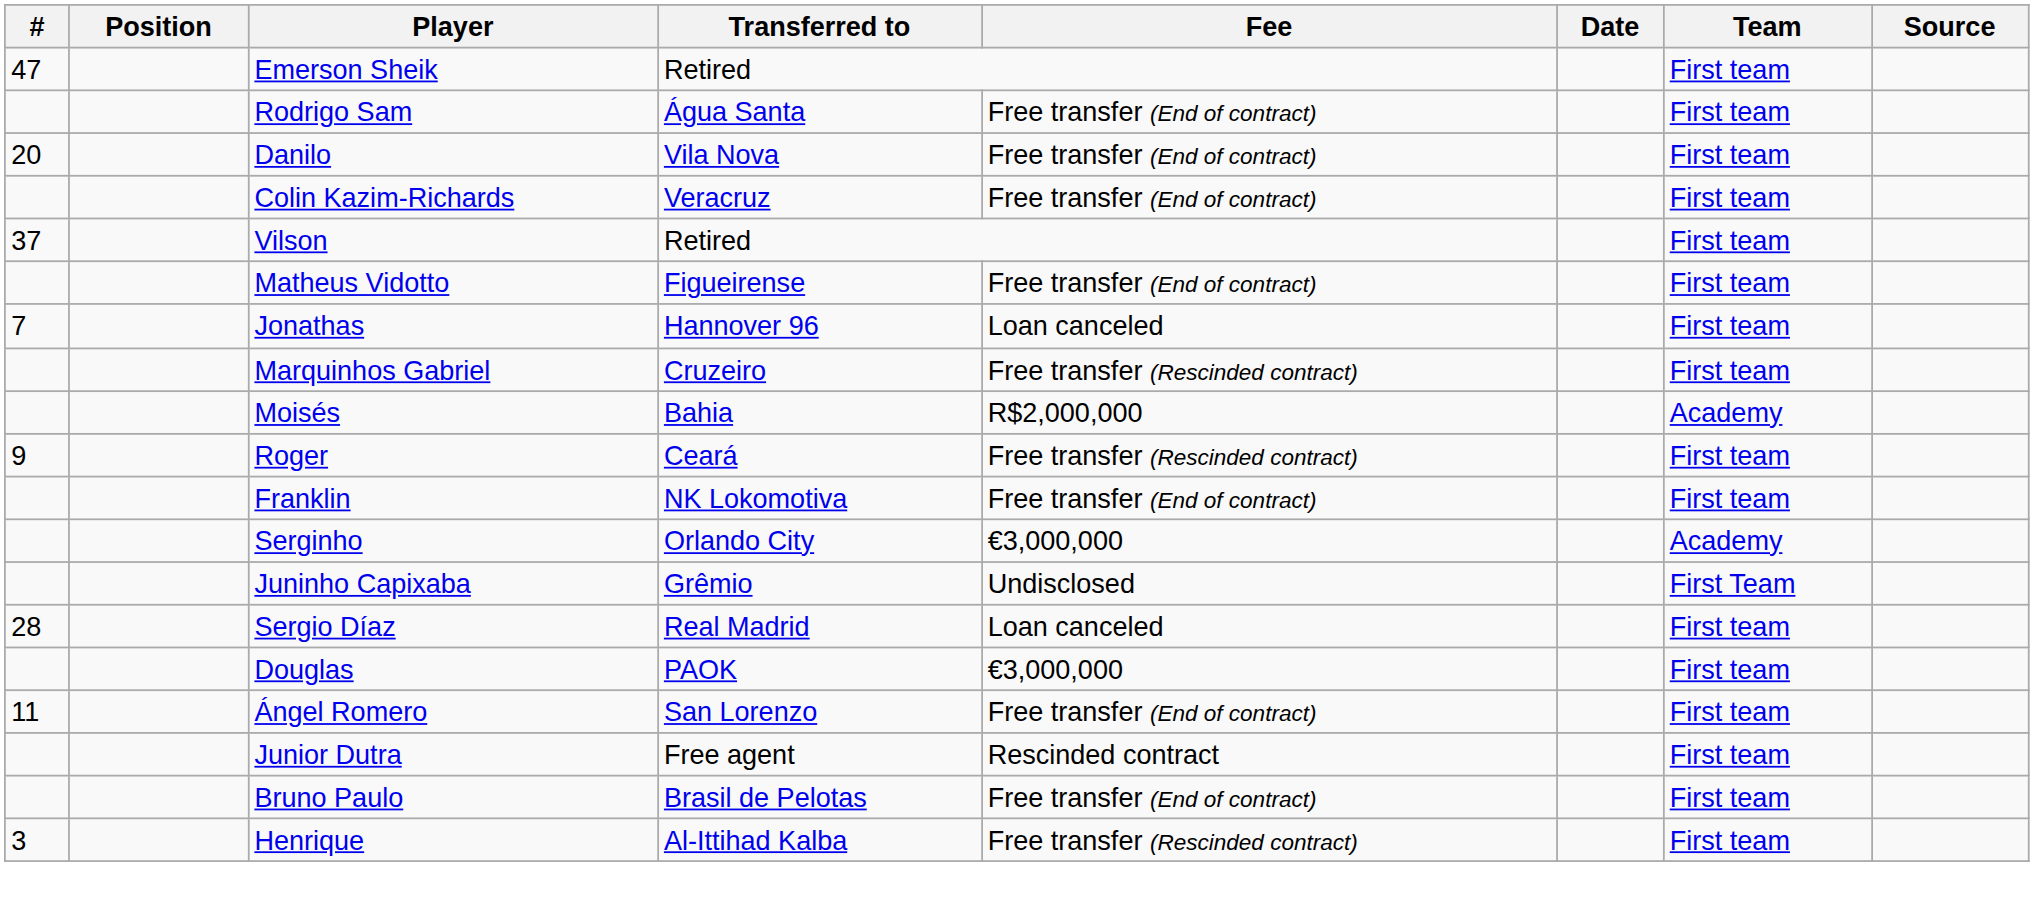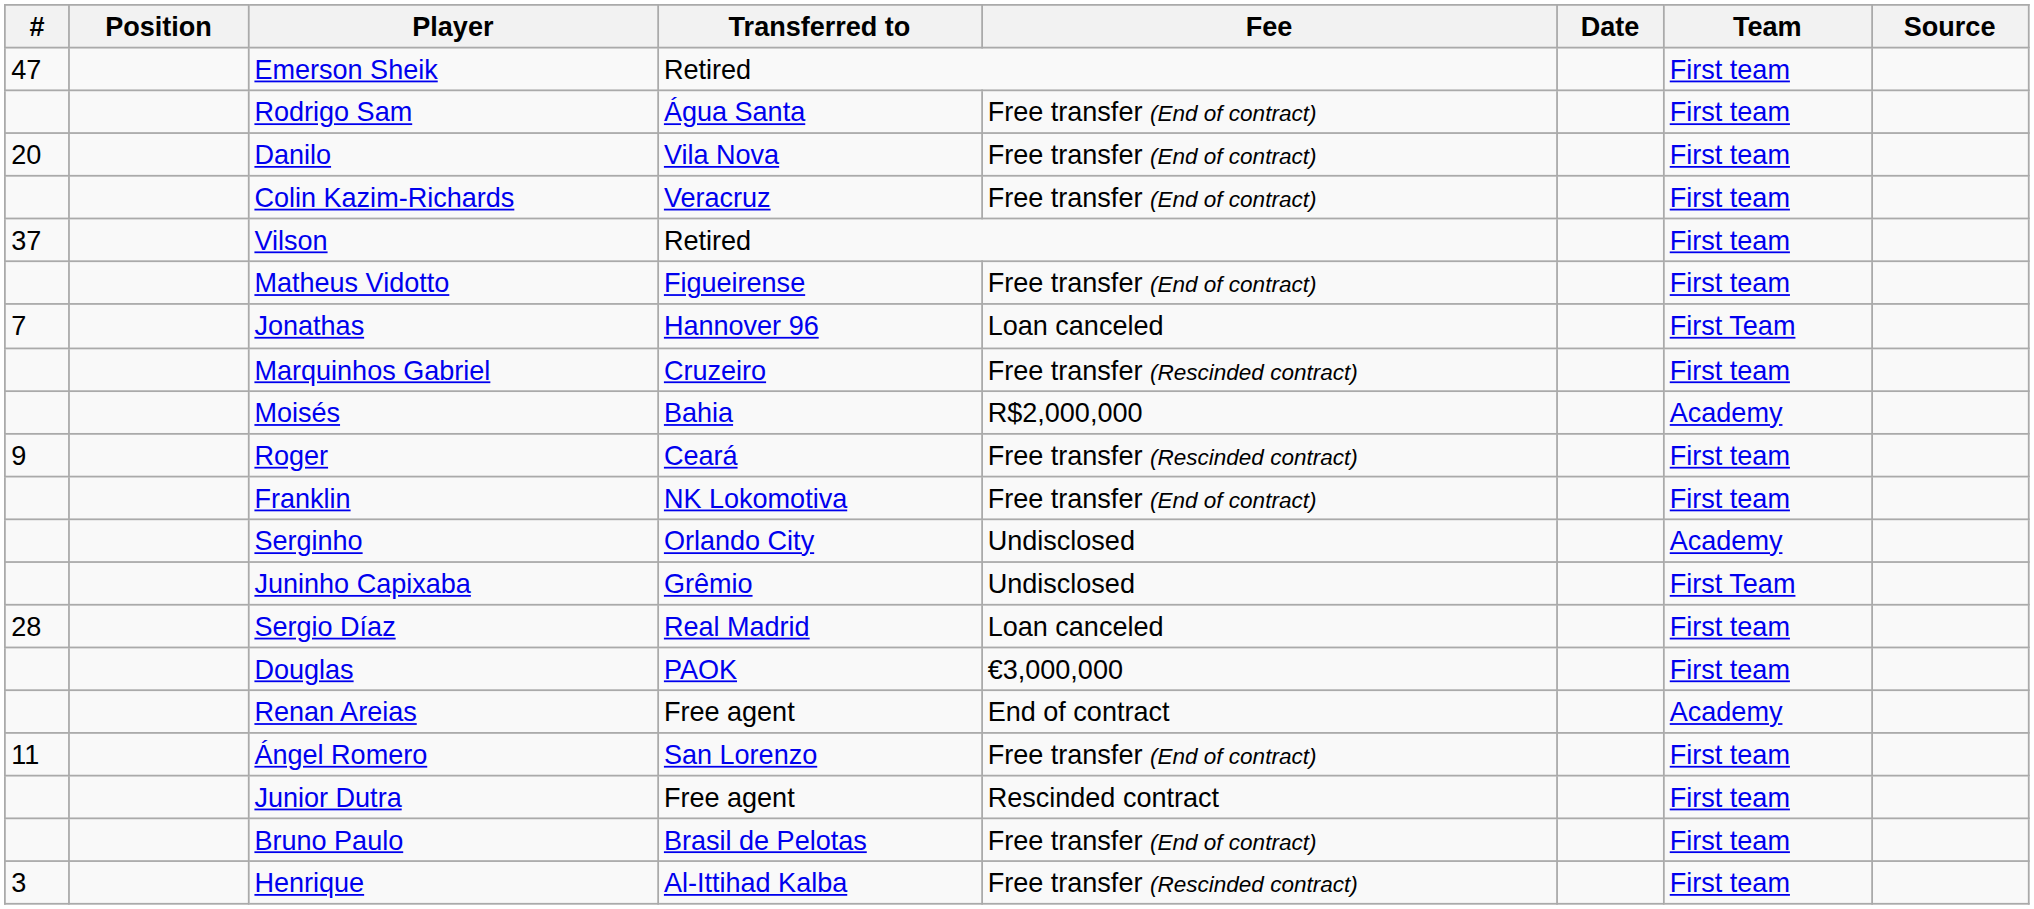(1730, 326) First team -> (1733, 326) First Team
(1055, 540) €3,000,000 -> (1061, 540) Undisclosed
+ row: (336, 712)
